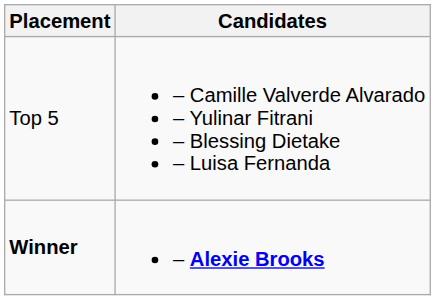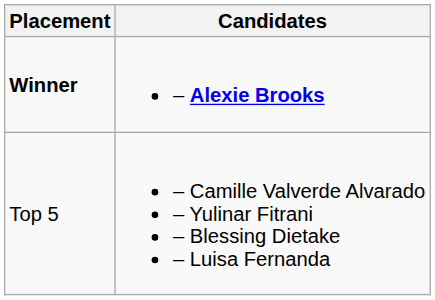rows swapped: (44, 247) <-> (34, 118)
